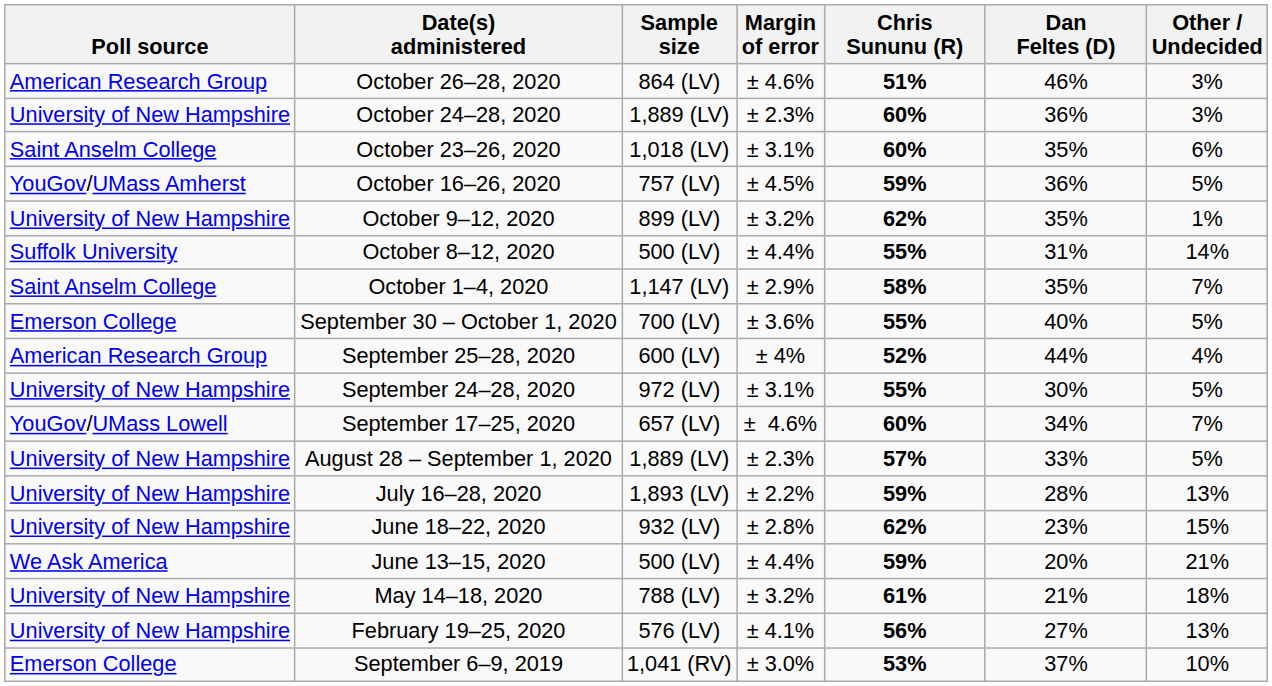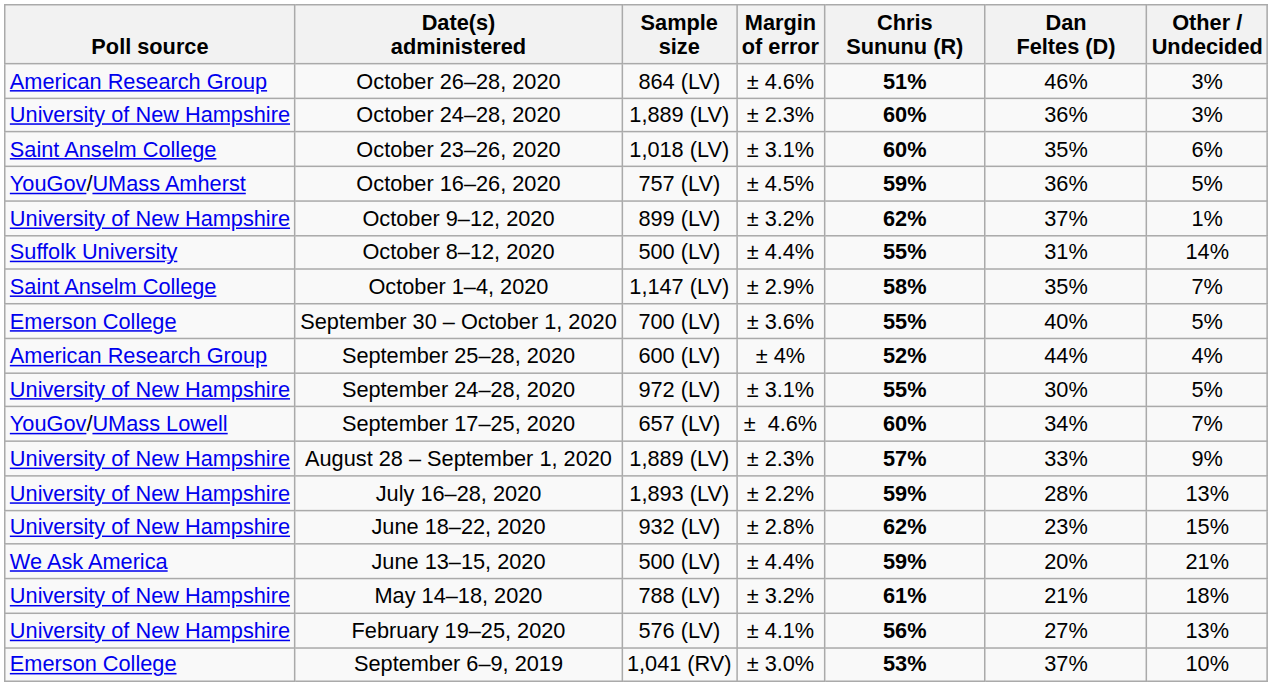(1066, 218) 35% -> (1066, 218) 37%
(1207, 459) 5% -> (1207, 459) 9%
